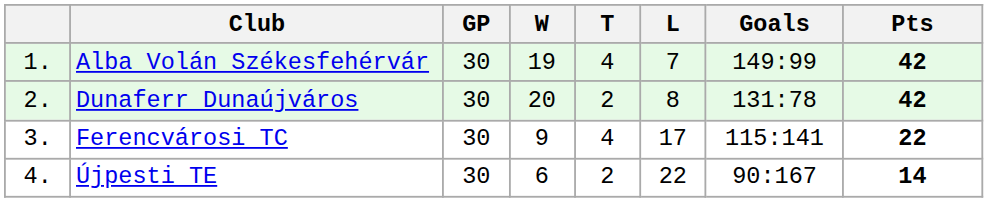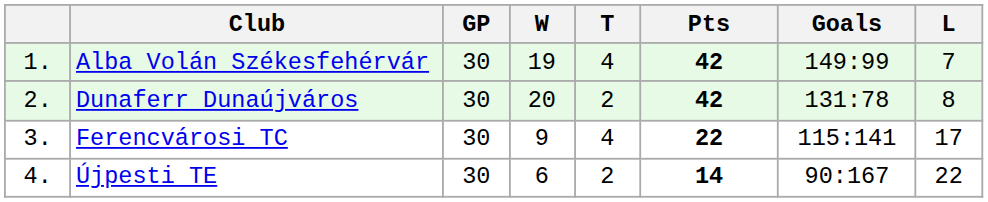columns swapped: (673, 24) <-> (912, 24)
